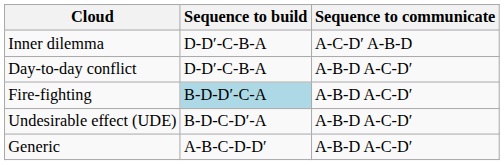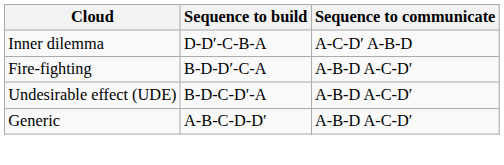- row: (72, 69)
(225, 95) lightblue background -> (225, 69) no background
